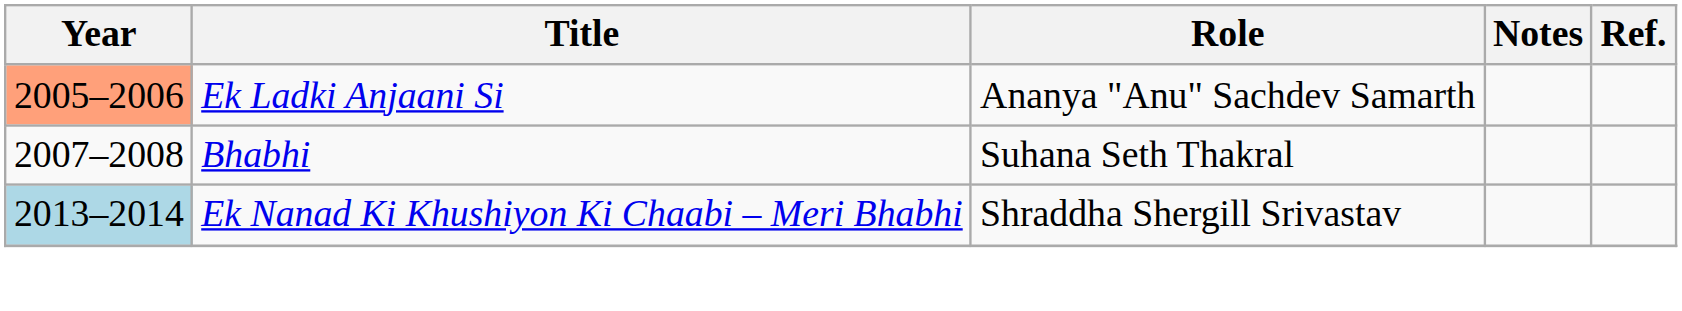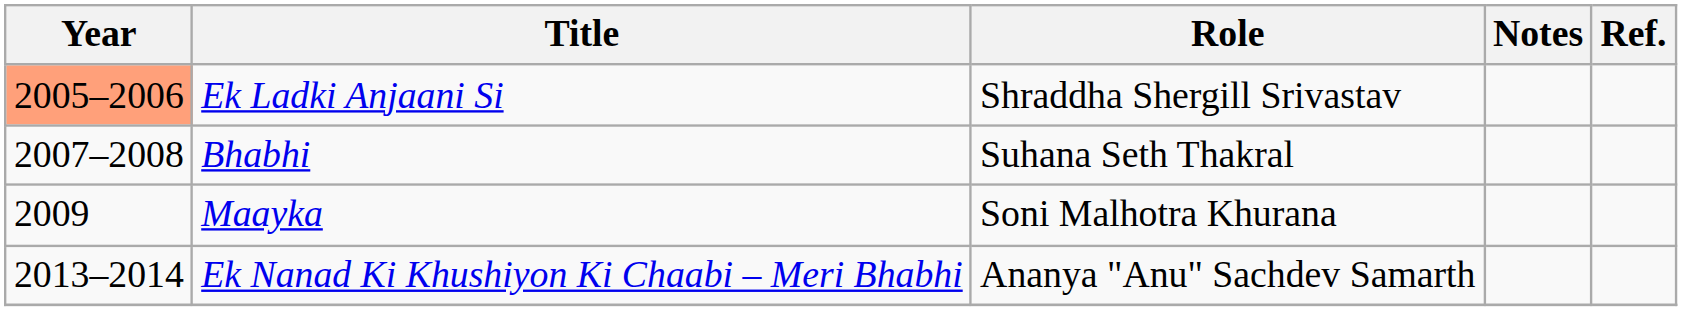(1228, 94) Ananya "Anu" Sachdev Samarth -> (1191, 94) Shraddha Shergill Srivastav
+ row: (262, 214)
(99, 214) lightblue background -> (99, 273) no background
(1191, 214) Shraddha Shergill Srivastav -> (1228, 273) Ananya "Anu" Sachdev Samarth
